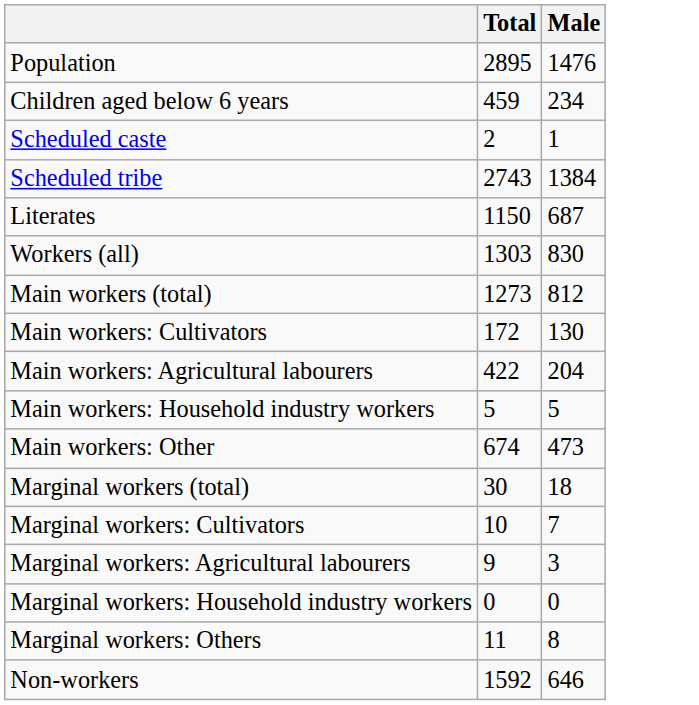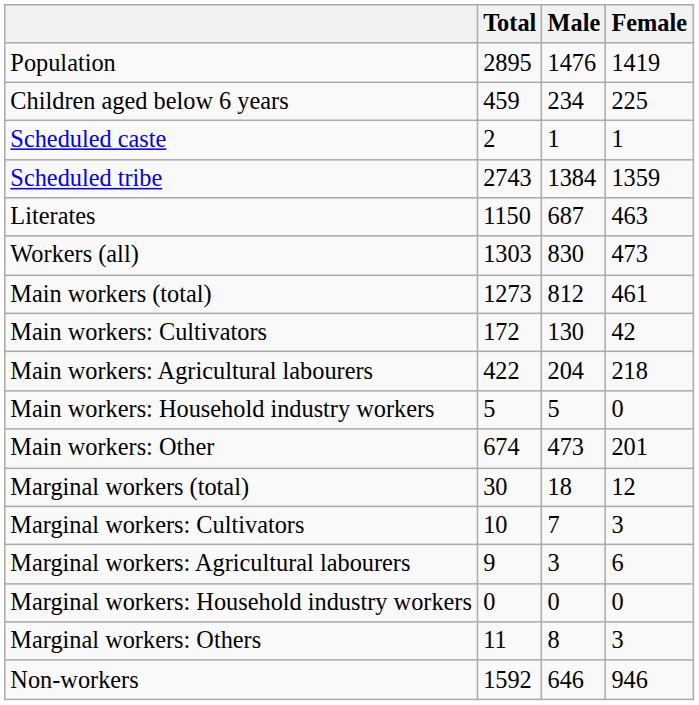+ column: (649, 23)
